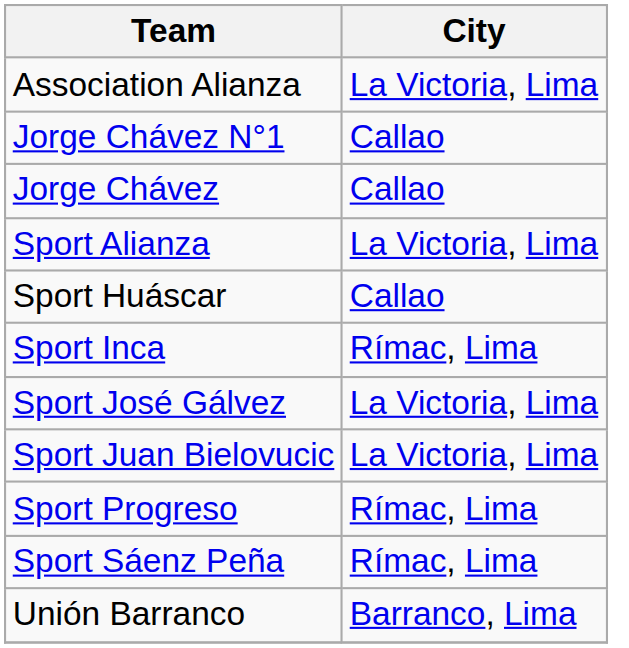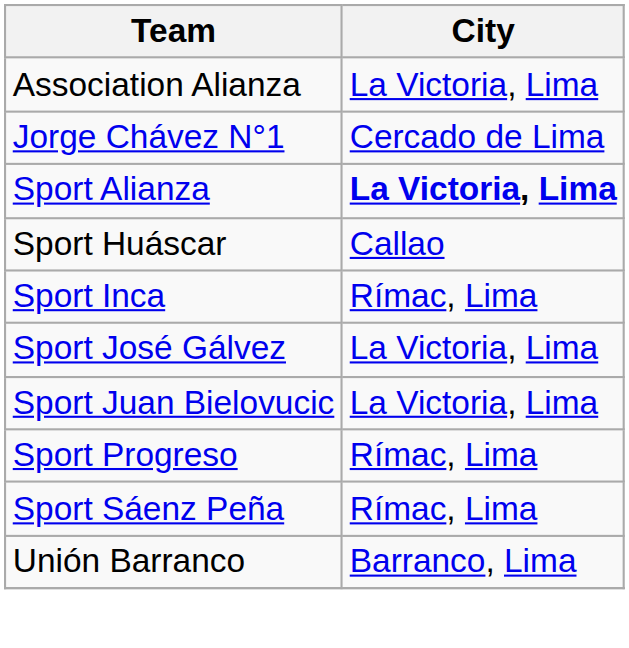(397, 137) Callao -> (477, 137) Cercado de Lima
- row: (116, 190)
(474, 243) normal -> (483, 190) bold
